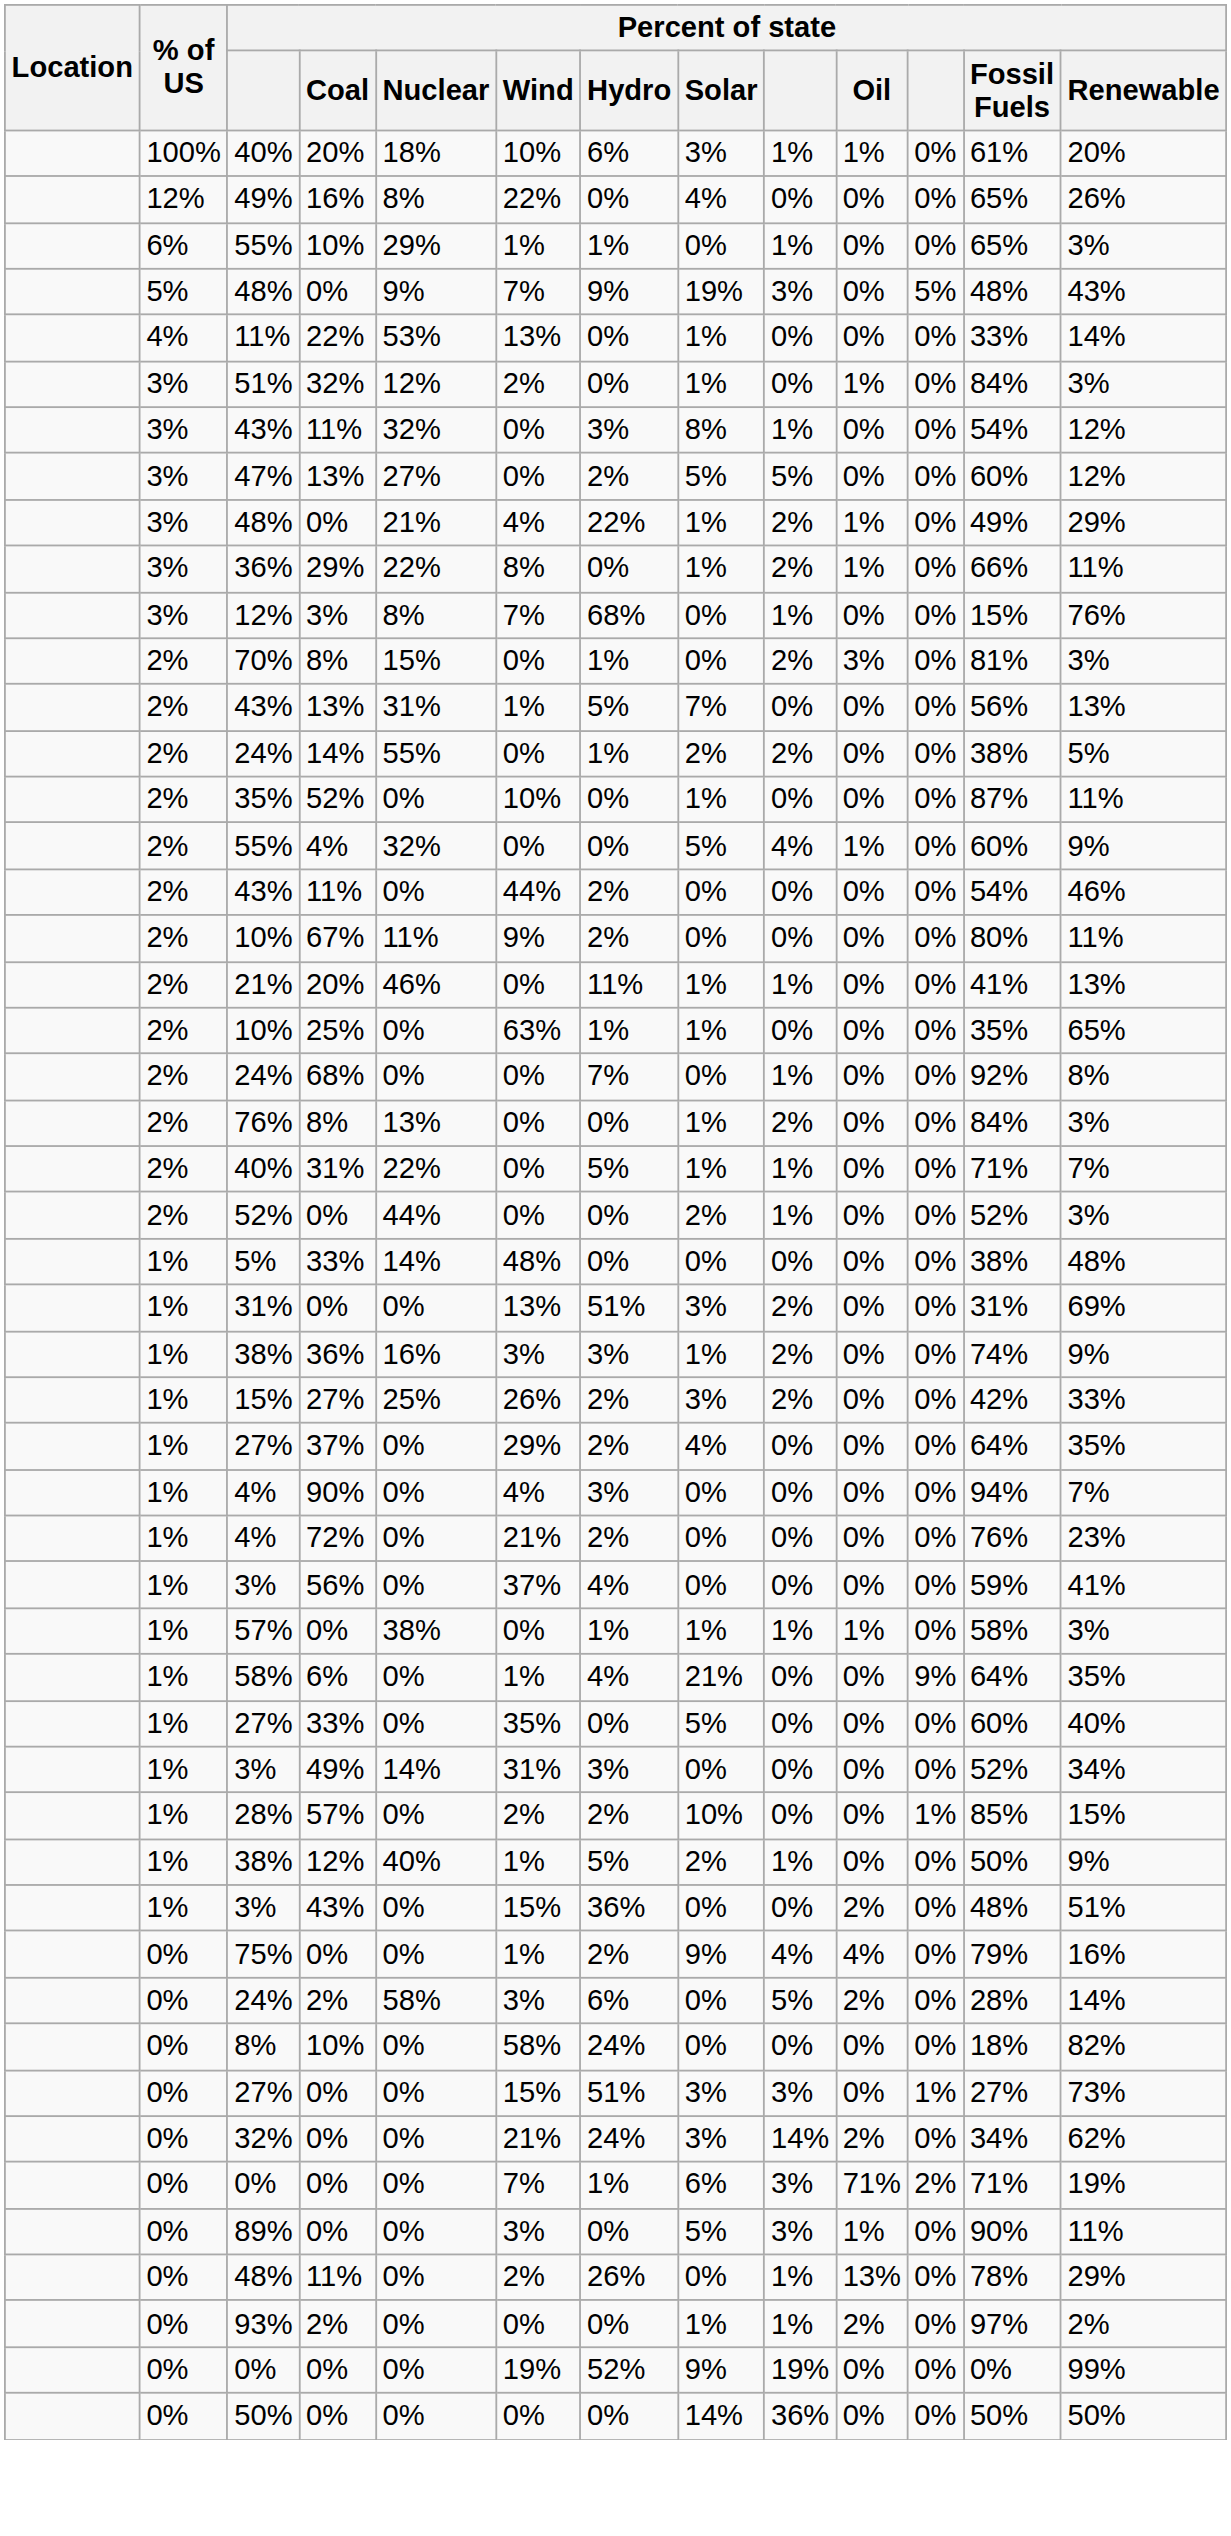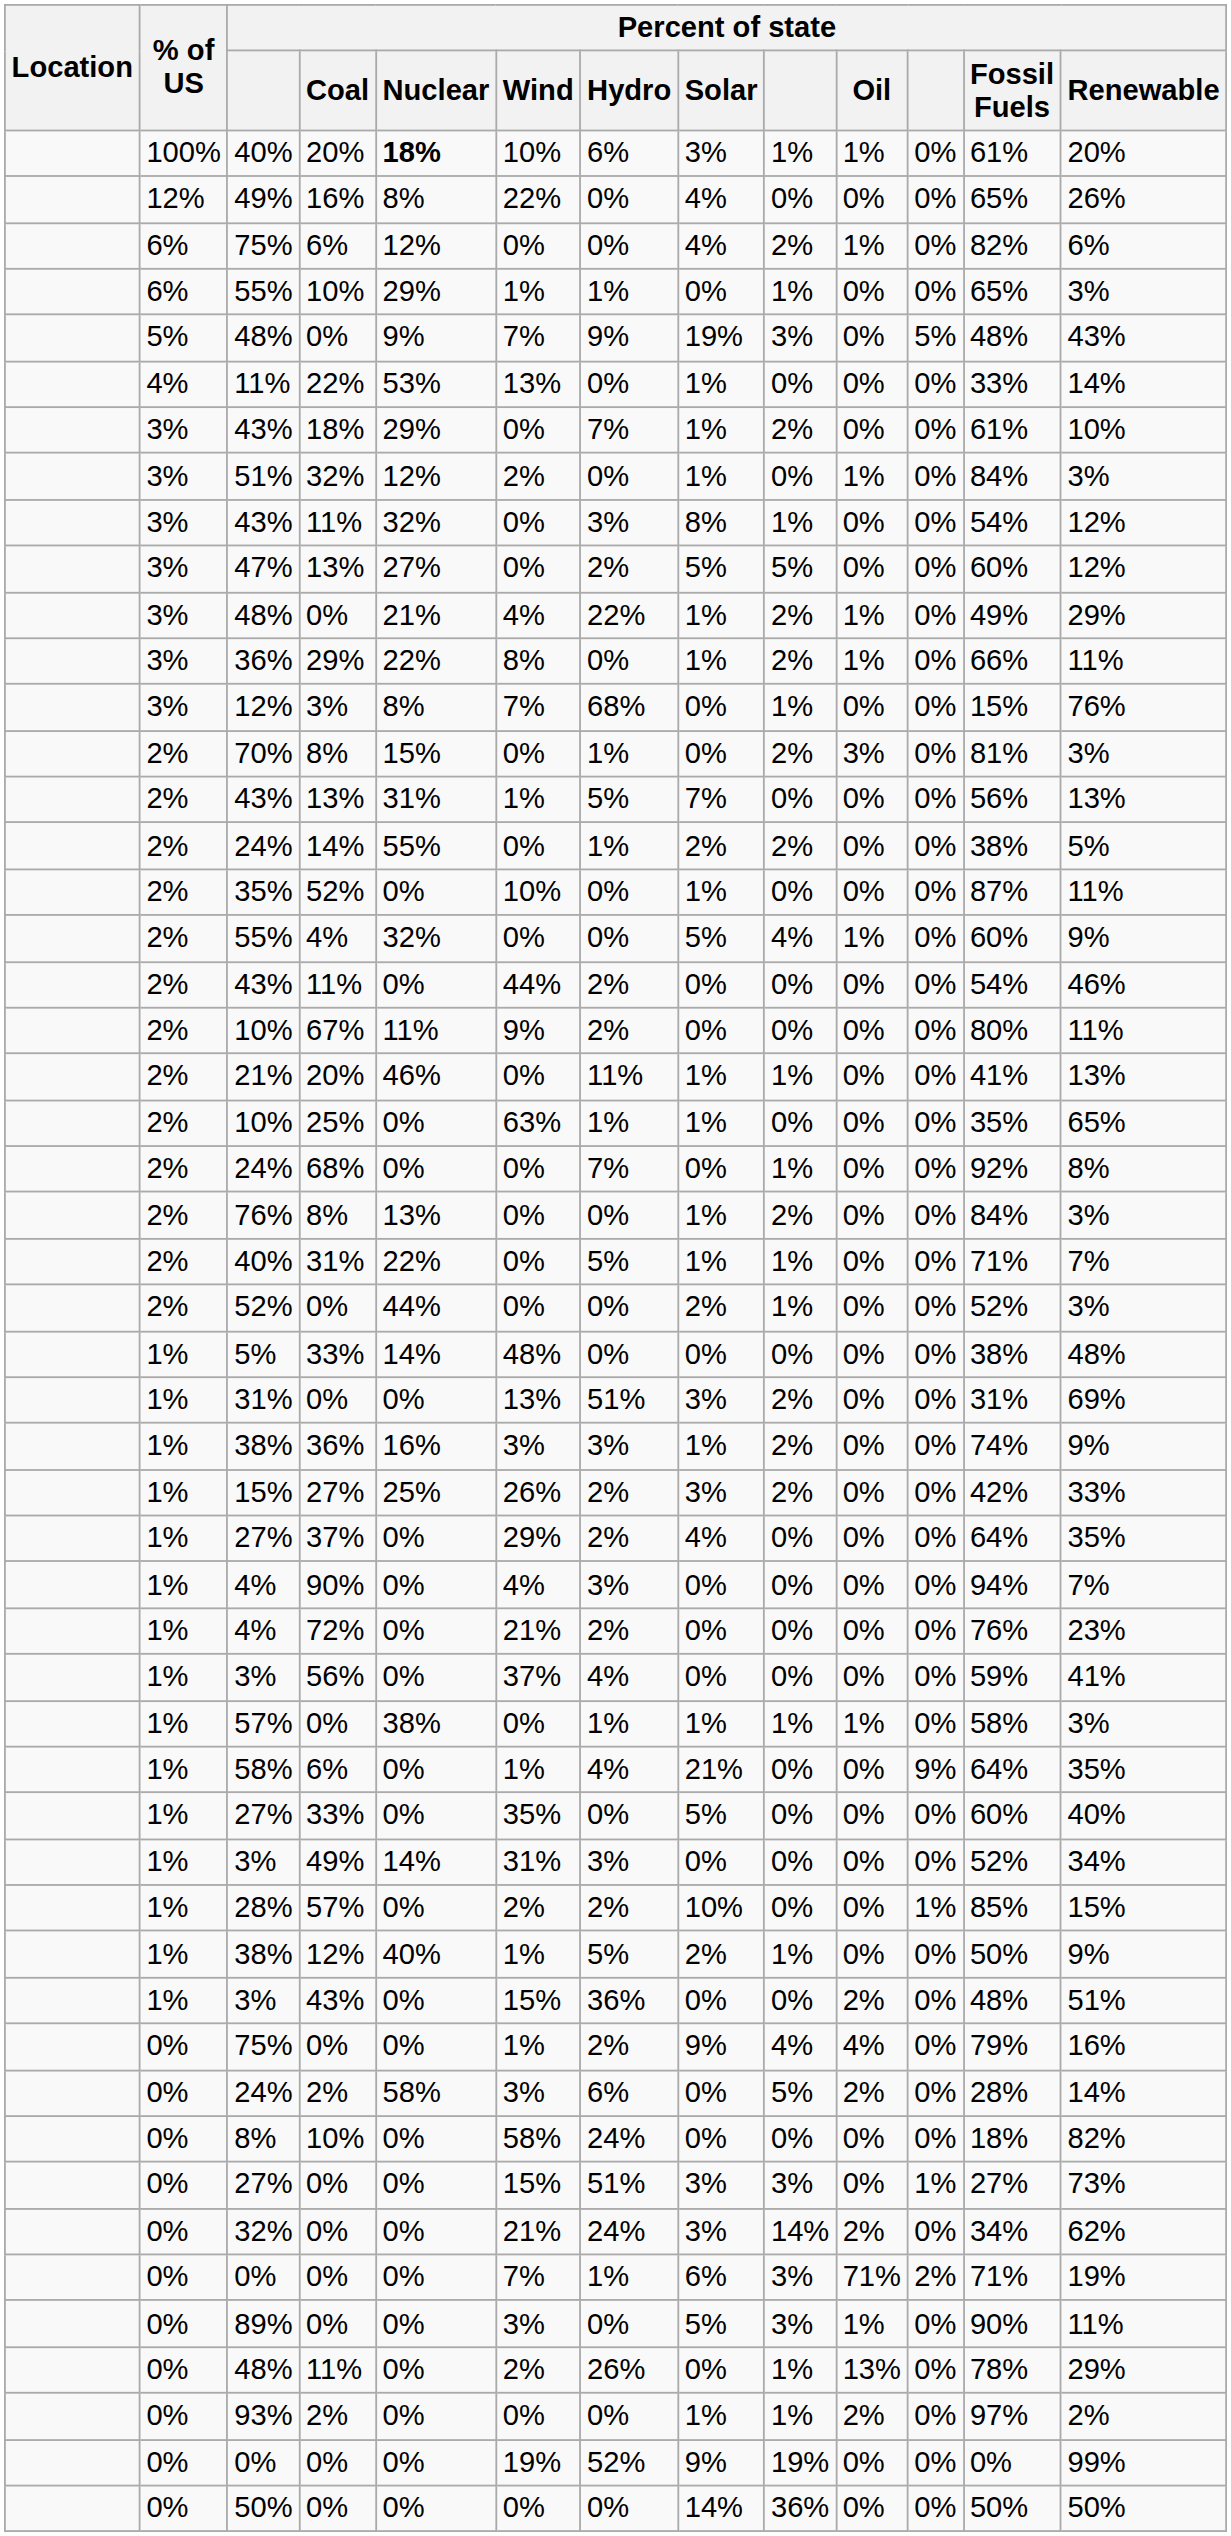(412, 152) normal -> (412, 152) bold
+ row: (263, 245)
+ row: (263, 429)
